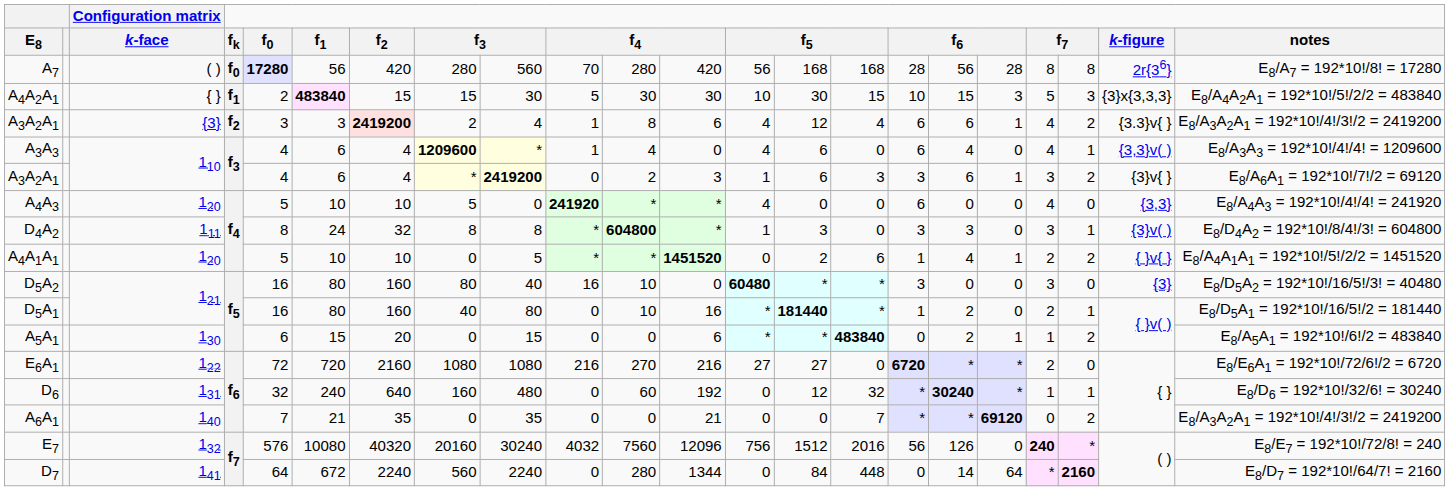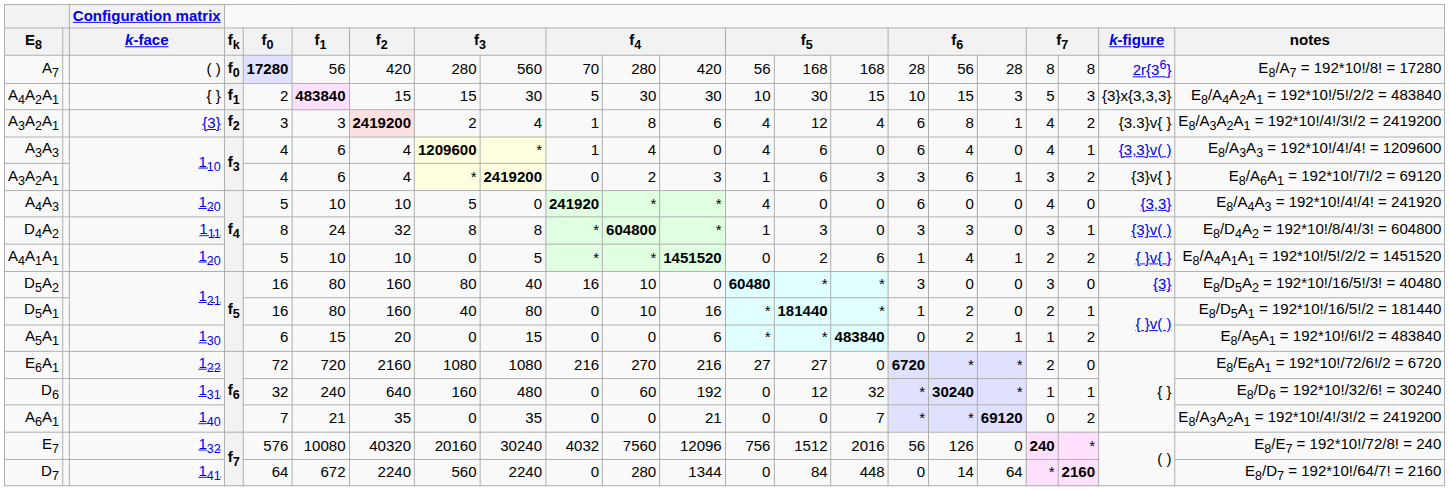(970, 123) 6 -> (970, 123) 8
